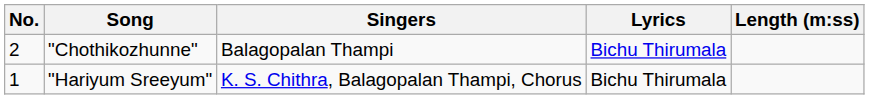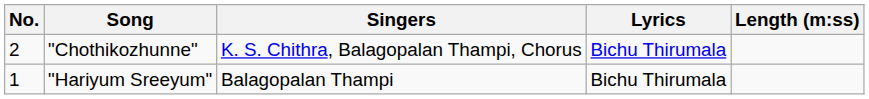(307, 50) Balagopalan Thampi -> (401, 50) K. S. Chithra, Balagopalan Thampi, Chorus
(401, 79) K. S. Chithra, Balagopalan Thampi, Chorus -> (307, 79) Balagopalan Thampi
